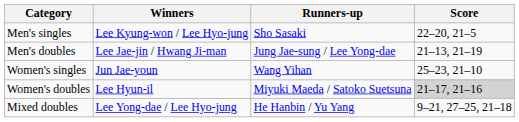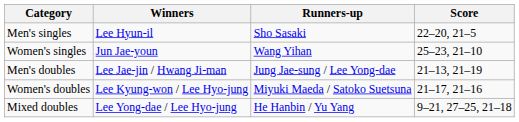(172, 32) Lee Kyung-won / Lee Hyo-jung -> (124, 32) Lee Hyun-il
rows swapped: (47, 70) <-> (41, 51)
(124, 88) Lee Hyun-il -> (172, 88) Lee Kyung-won / Lee Hyo-jung
(450, 88) lightgrey background -> (450, 88) no background
